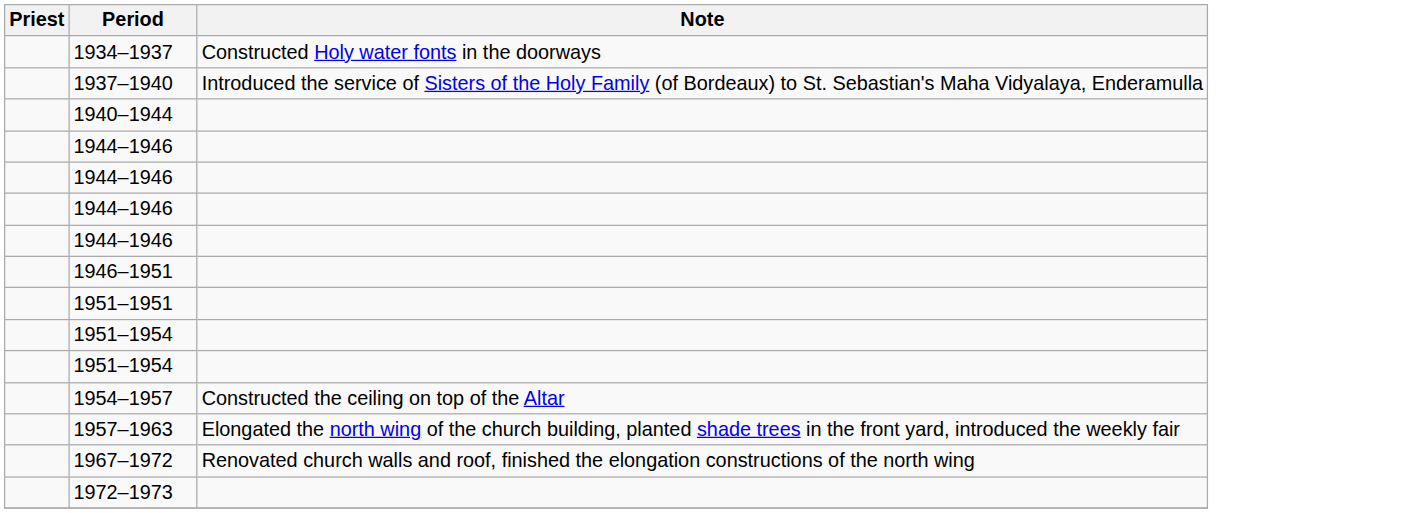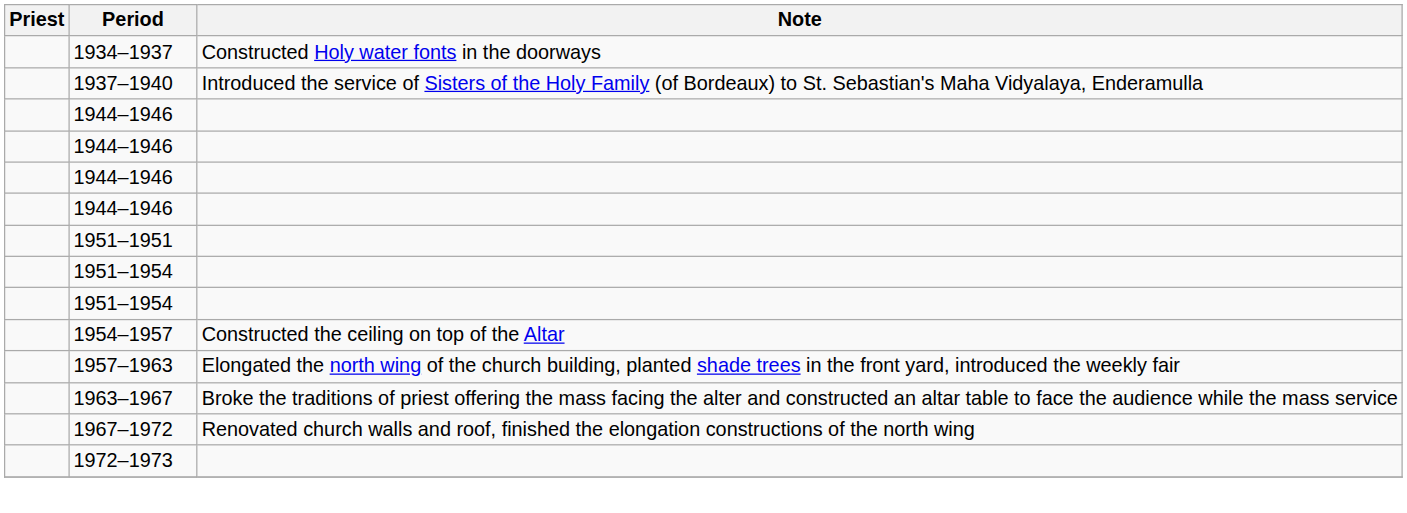- row: (123, 114)
- row: (123, 271)
+ row: (123, 397)
